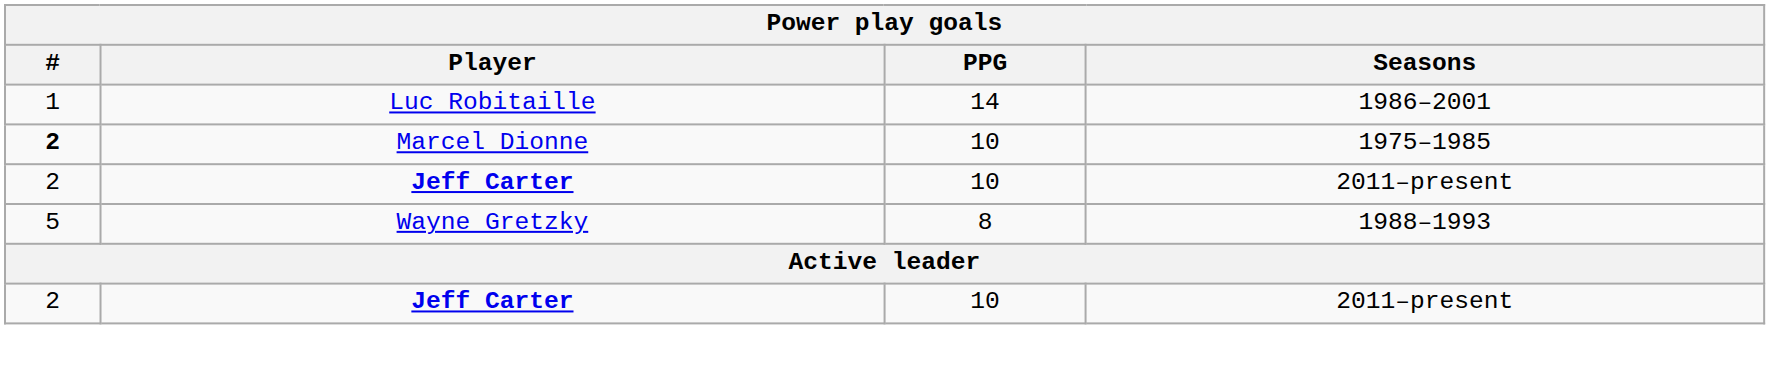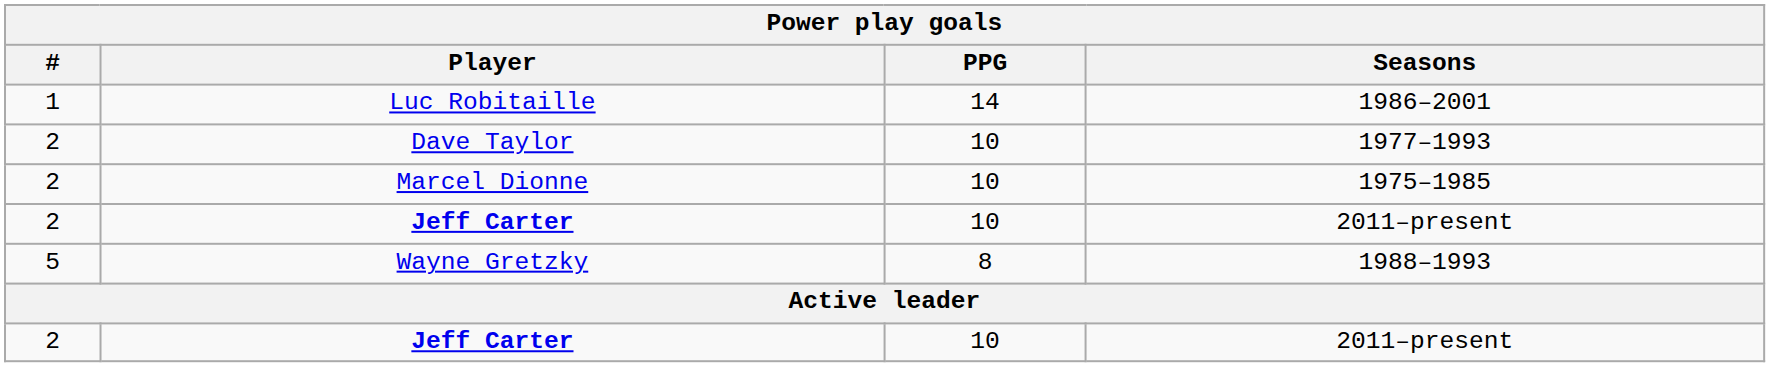+ row: (492, 144)
(53, 144) bold -> (53, 184) normal
